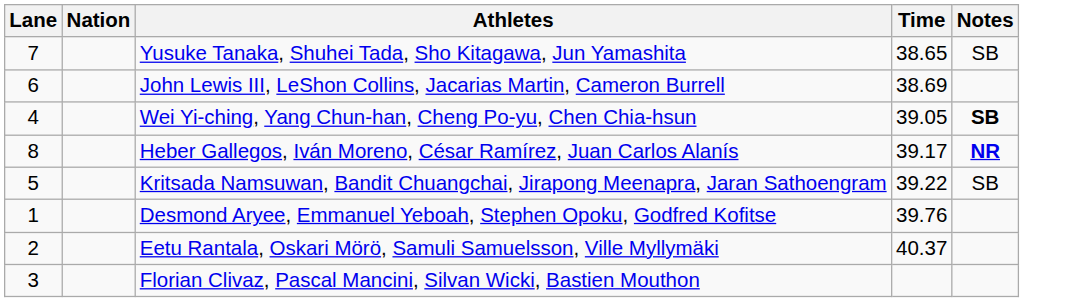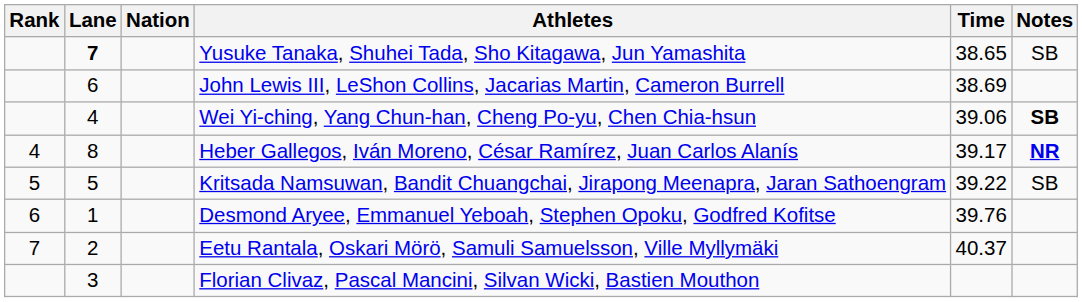+ column: (34, 20)
(33, 53) normal -> (93, 53) bold
(922, 118) 39.05 -> (981, 118) 39.06
